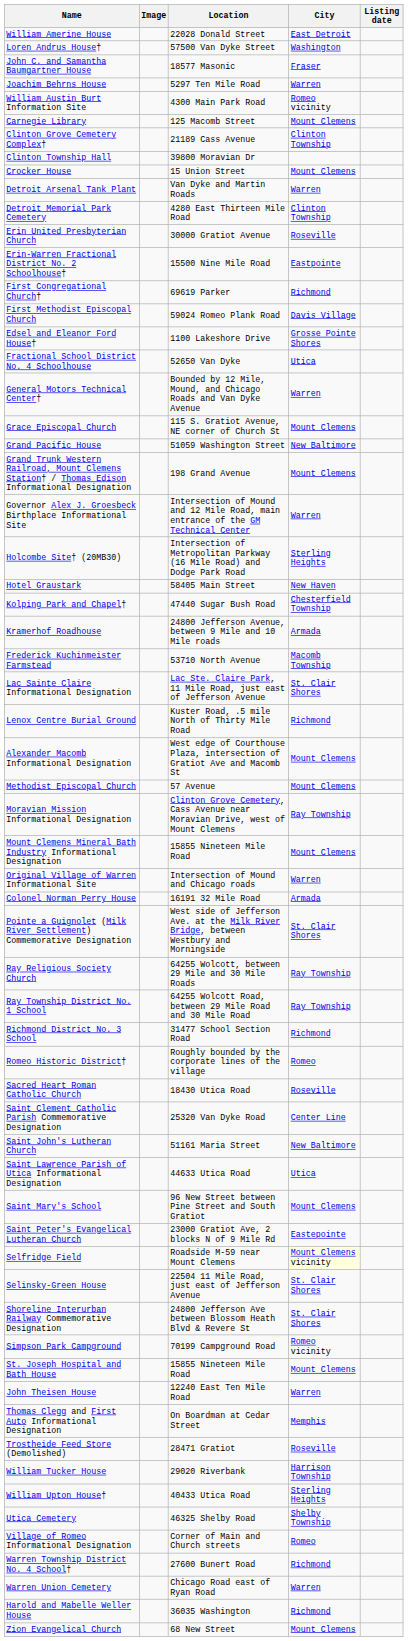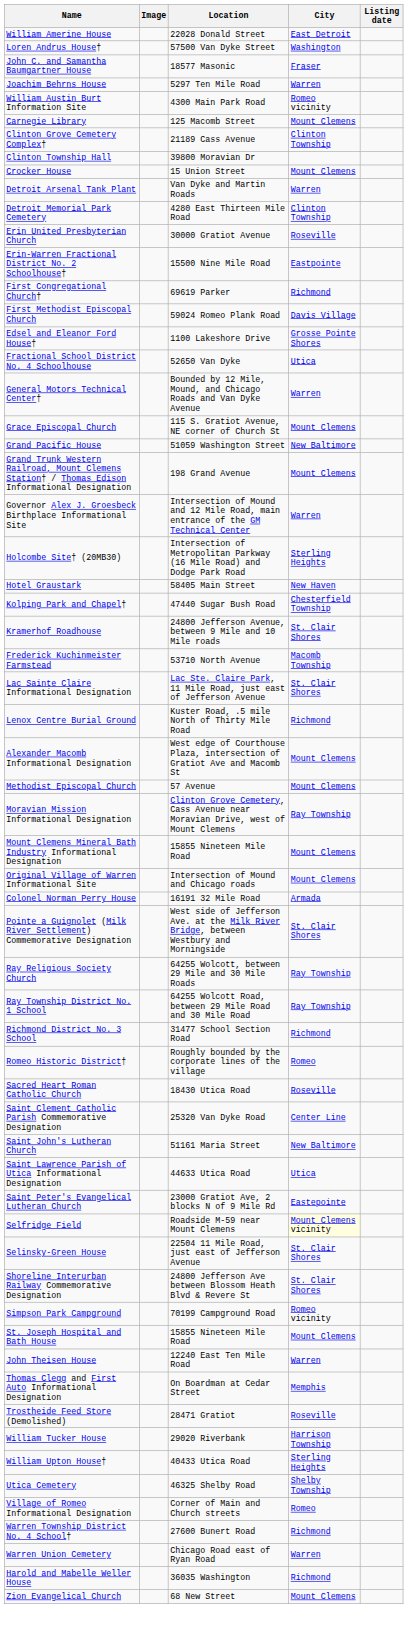(306, 632) Armada -> (313, 632) St. Clair Shores
(306, 880) Warren -> (323, 880) Mount Clemens
- row: (54, 1207)
